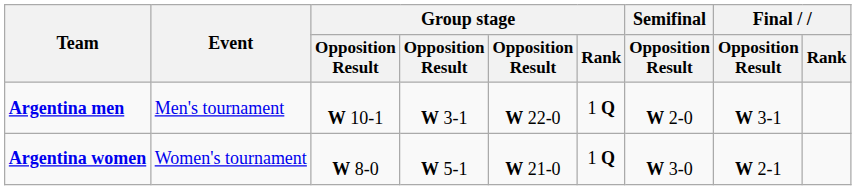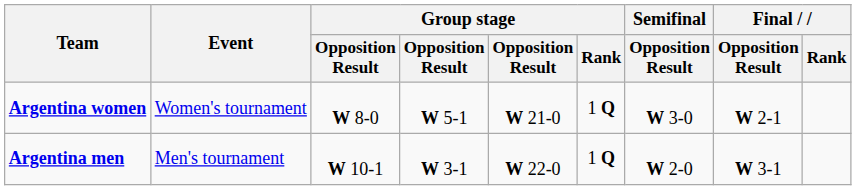rows swapped: (67, 108) <-> (78, 159)
